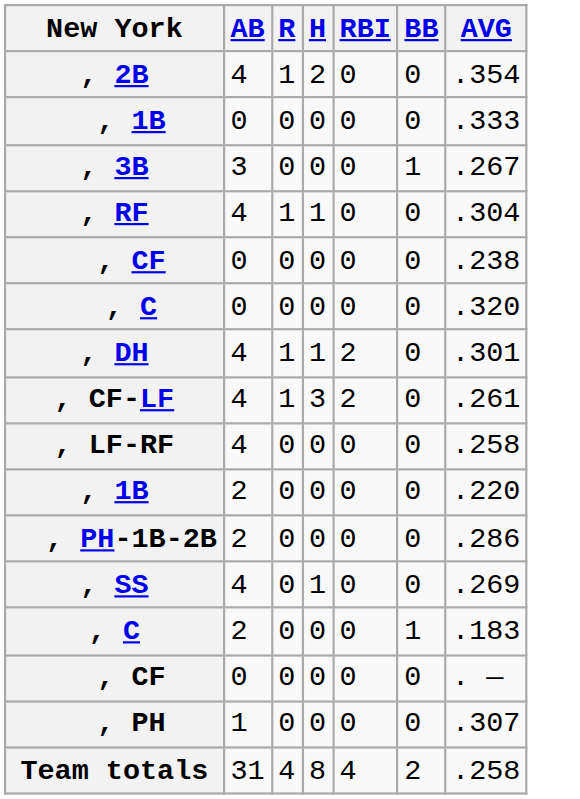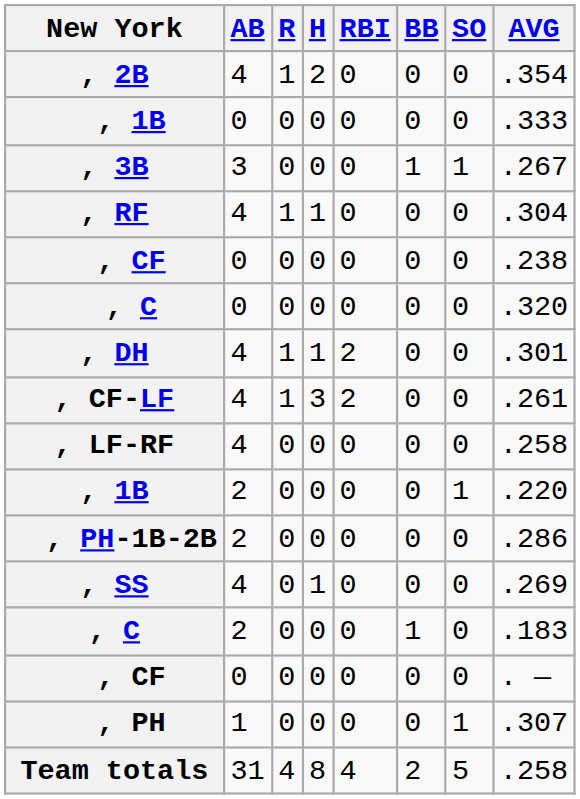+ column: (469, 28)
